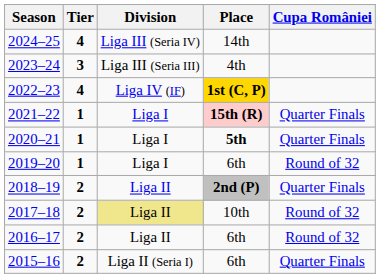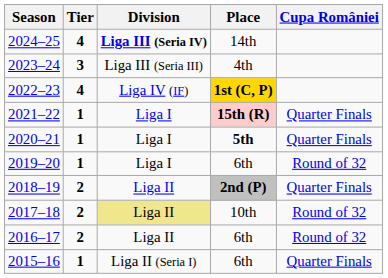(150, 41) normal -> (154, 41) bold
(80, 261) 2 -> (80, 261) 1
